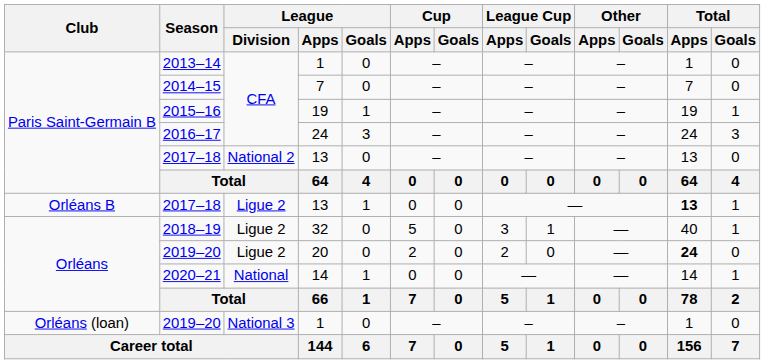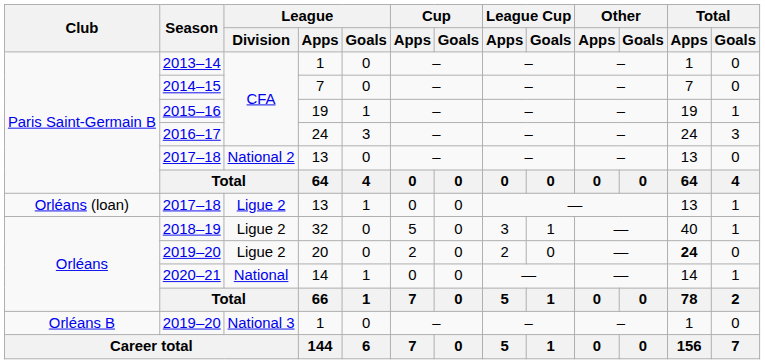(82, 205) Orléans B -> (82, 205) Orléans (loan)
(689, 205) bold -> (689, 205) normal
(82, 323) Orléans (loan) -> (82, 323) Orléans B
